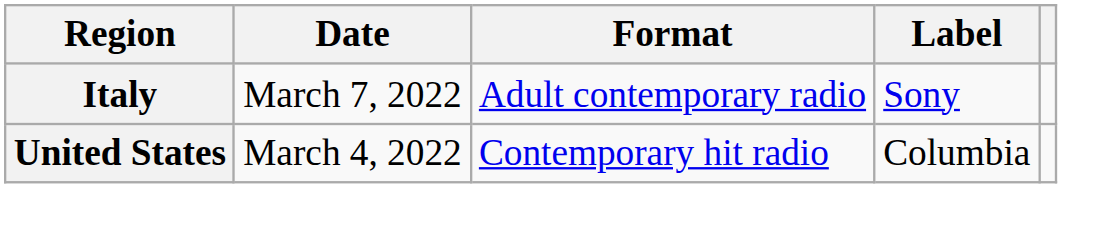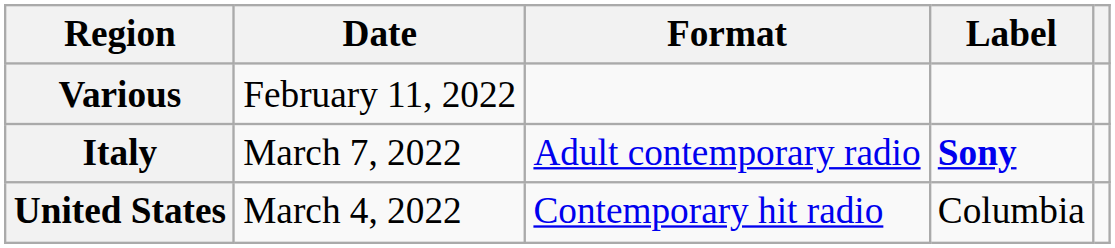+ row: (120, 93)
(922, 93) normal -> (977, 152) bold
